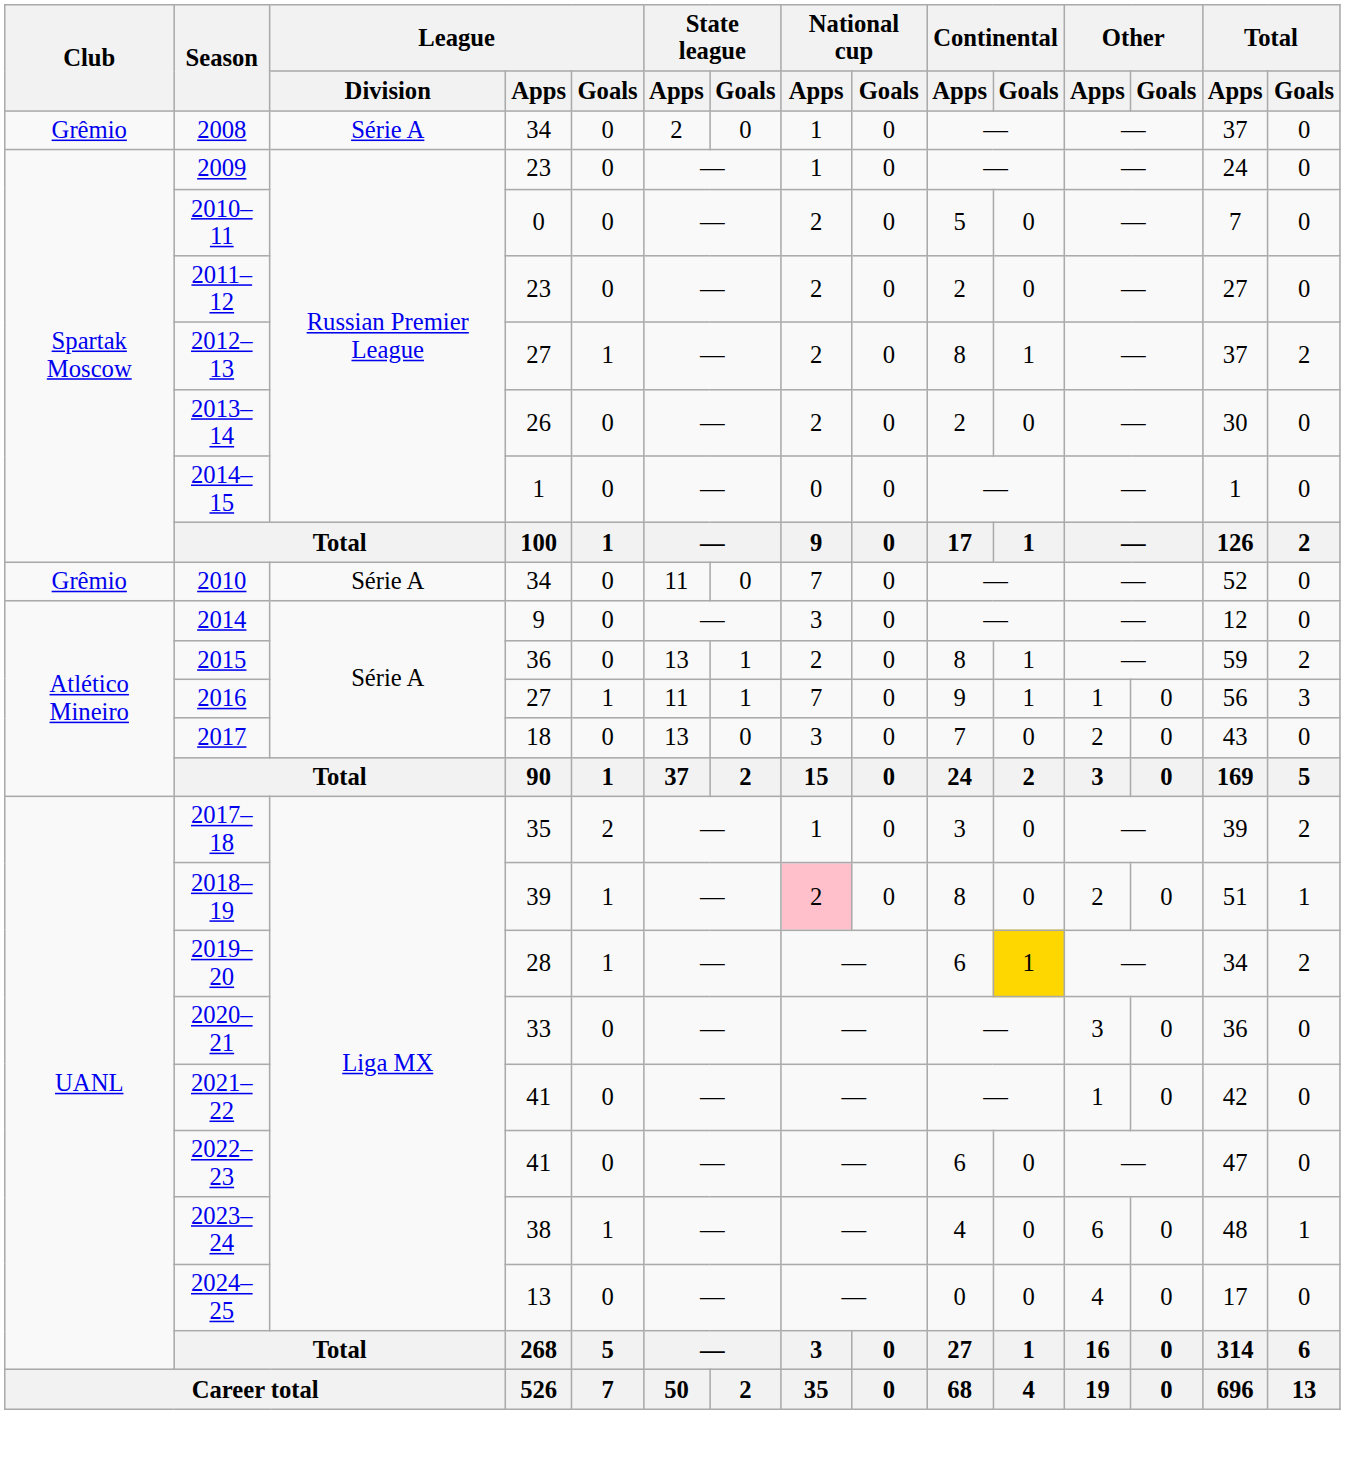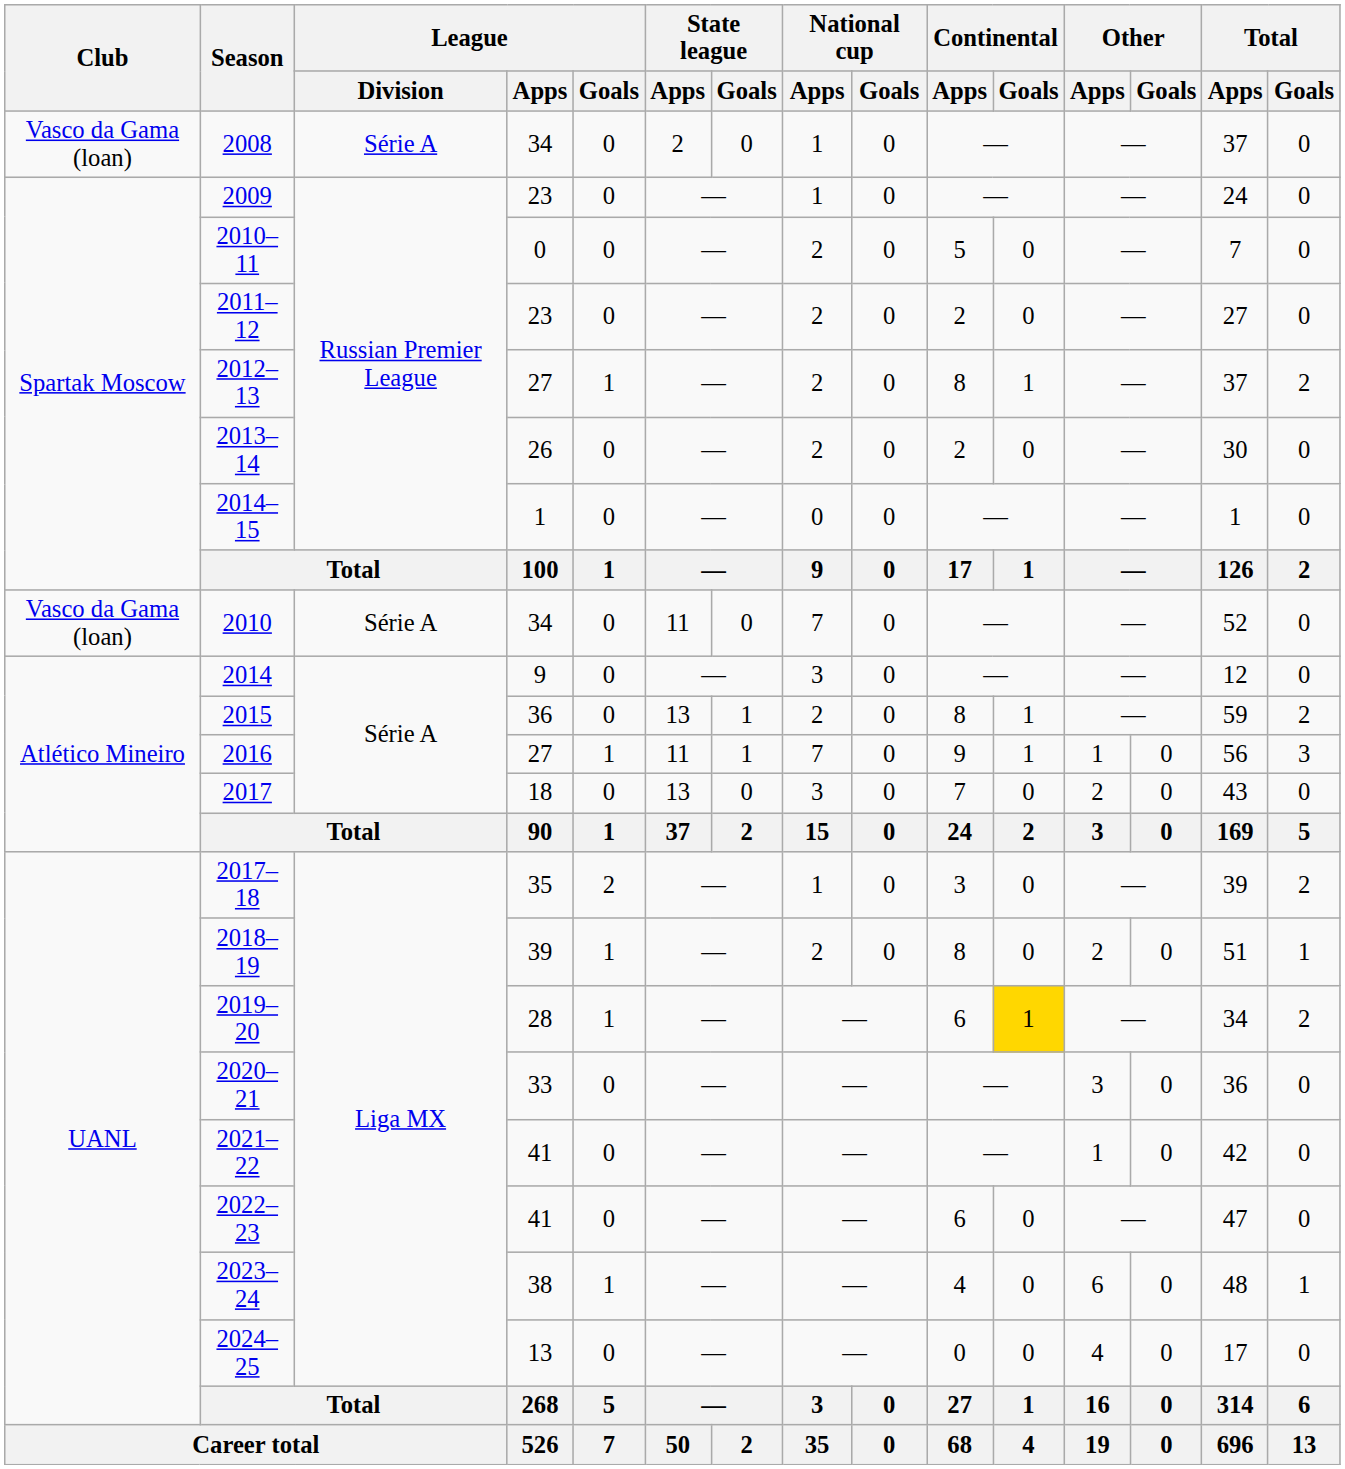(89, 129) Grêmio -> (102, 143) Vasco da Gama (loan)
(89, 581) Grêmio -> (102, 622) Vasco da Gama (loan)
(816, 896) pink background -> (817, 951) no background
